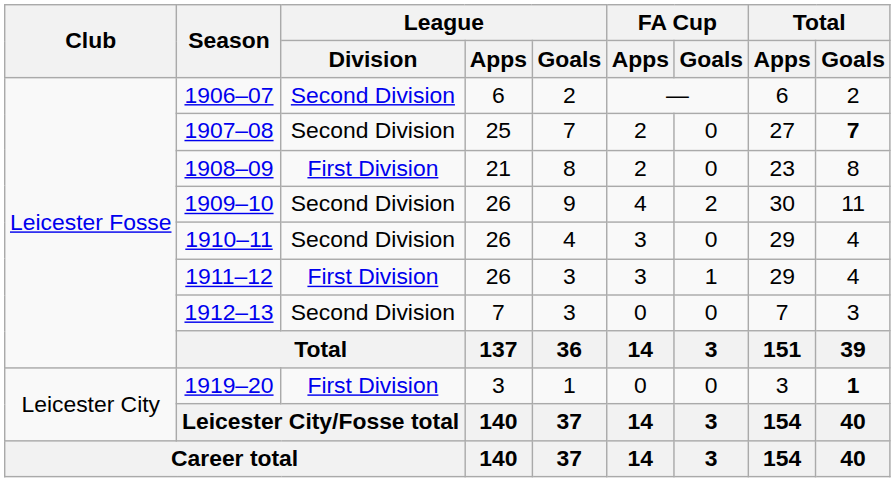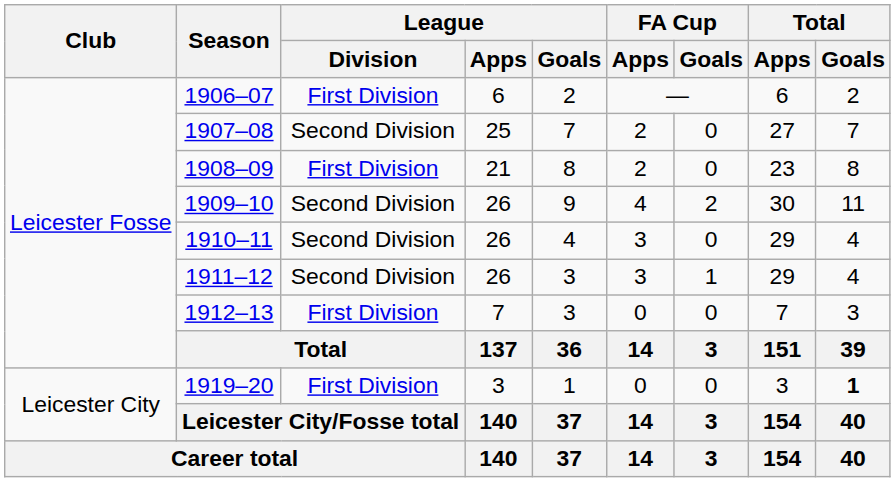(373, 95) Second Division -> (373, 95) First Division
(853, 131) bold -> (853, 131) normal
(373, 276) First Division -> (373, 276) Second Division
(373, 312) Second Division -> (373, 312) First Division
